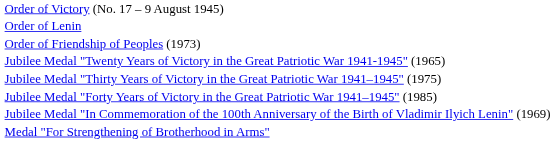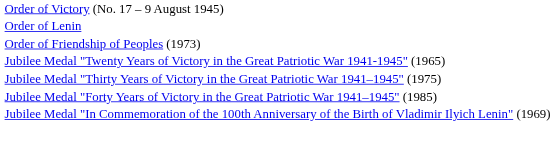- row: (137, 131)
